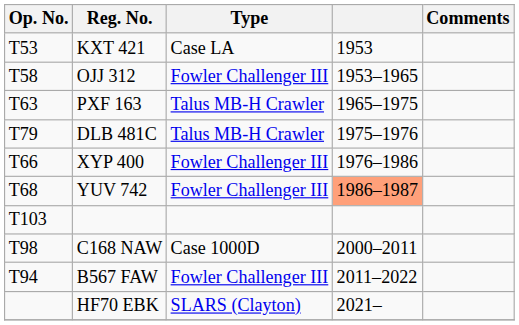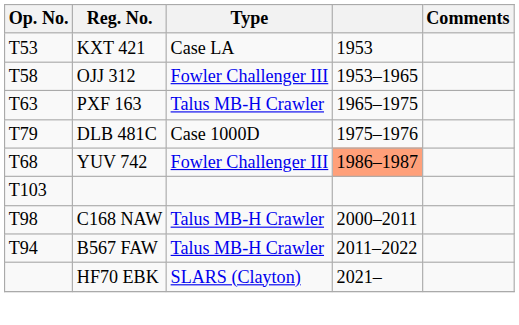(247, 133) Talus MB-H Crawler -> (215, 133) Case 1000D
- row: (23, 162)
(215, 248) Case 1000D -> (247, 219) Talus MB-H Crawler
(249, 276) Fowler Challenger III -> (247, 248) Talus MB-H Crawler
